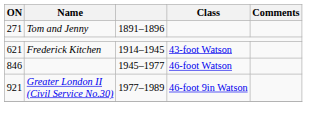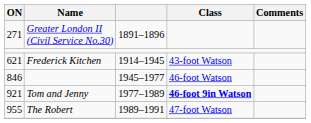(58, 28) Tom and Jenny -> (70, 34) Greater London II (Civil Service No.30)
(70, 88) Greater London II (Civil Service No.30) -> (58, 93) Tom and Jenny
(208, 88) normal -> (210, 93) bold
+ row: (14, 110)
